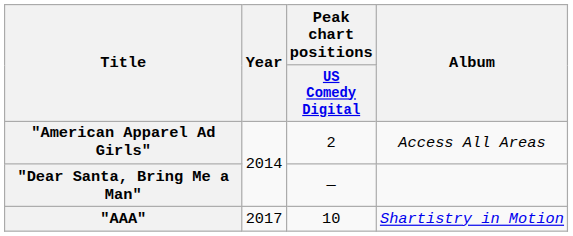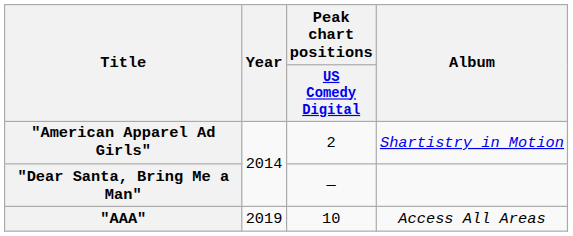(472, 143) Access All Areas -> (472, 143) Shartistry in Motion
(264, 219) 2017 -> (264, 219) 2019
(472, 219) Shartistry in Motion -> (472, 219) Access All Areas
